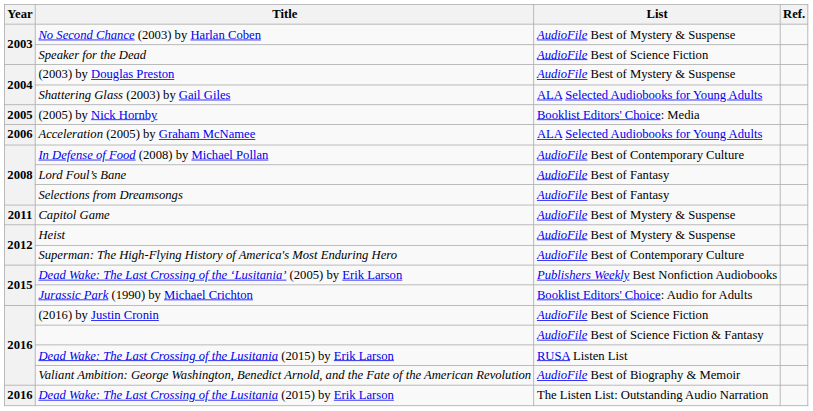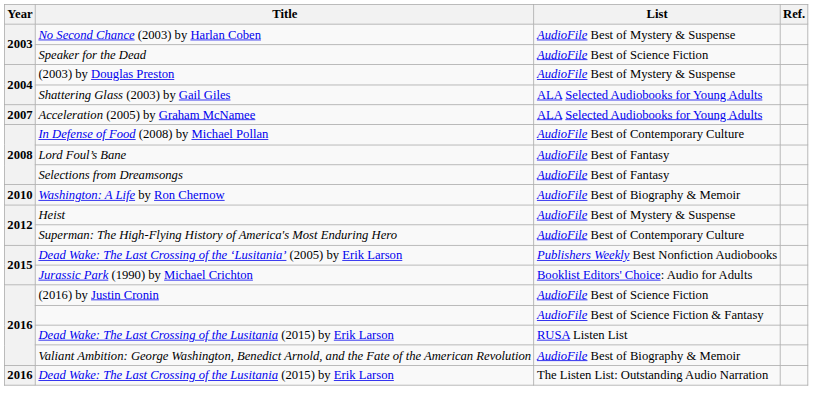- row: (98, 114)
(20, 134) 2006 -> (20, 114) 2007
+ row: (132, 194)
- row: (74, 214)
